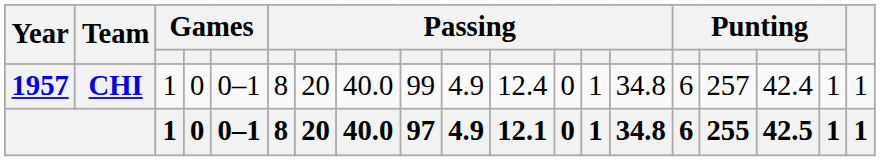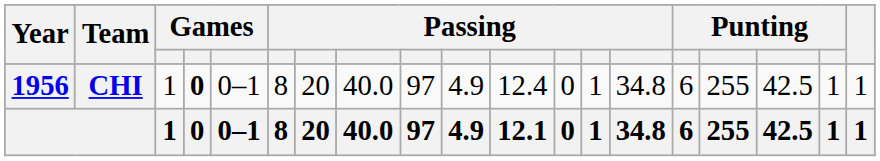(40, 85) 1957 -> (40, 85) 1956
(197, 85) normal -> (197, 85) bold
(421, 85) 99 -> (421, 85) 97
(728, 85) 257 -> (728, 85) 255
(788, 85) 42.4 -> (788, 85) 42.5
